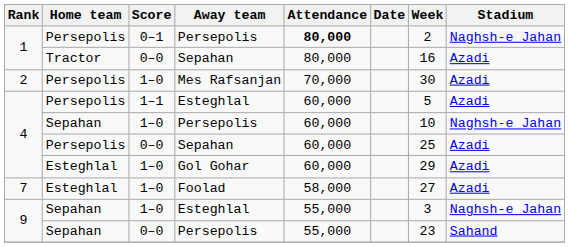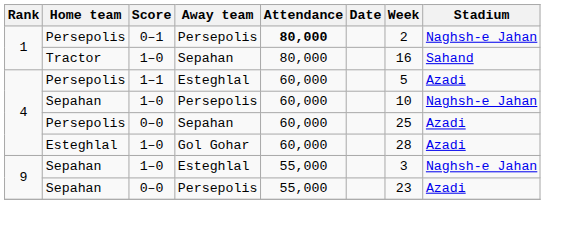(152, 59) 0–0 -> (152, 59) 1–0
(470, 59) Azadi -> (450, 59) Sahand
- row: (24, 80)
(428, 167) 29 -> (404, 145) 28
- row: (24, 188)
(474, 231) Sahand -> (446, 188) Azadi
